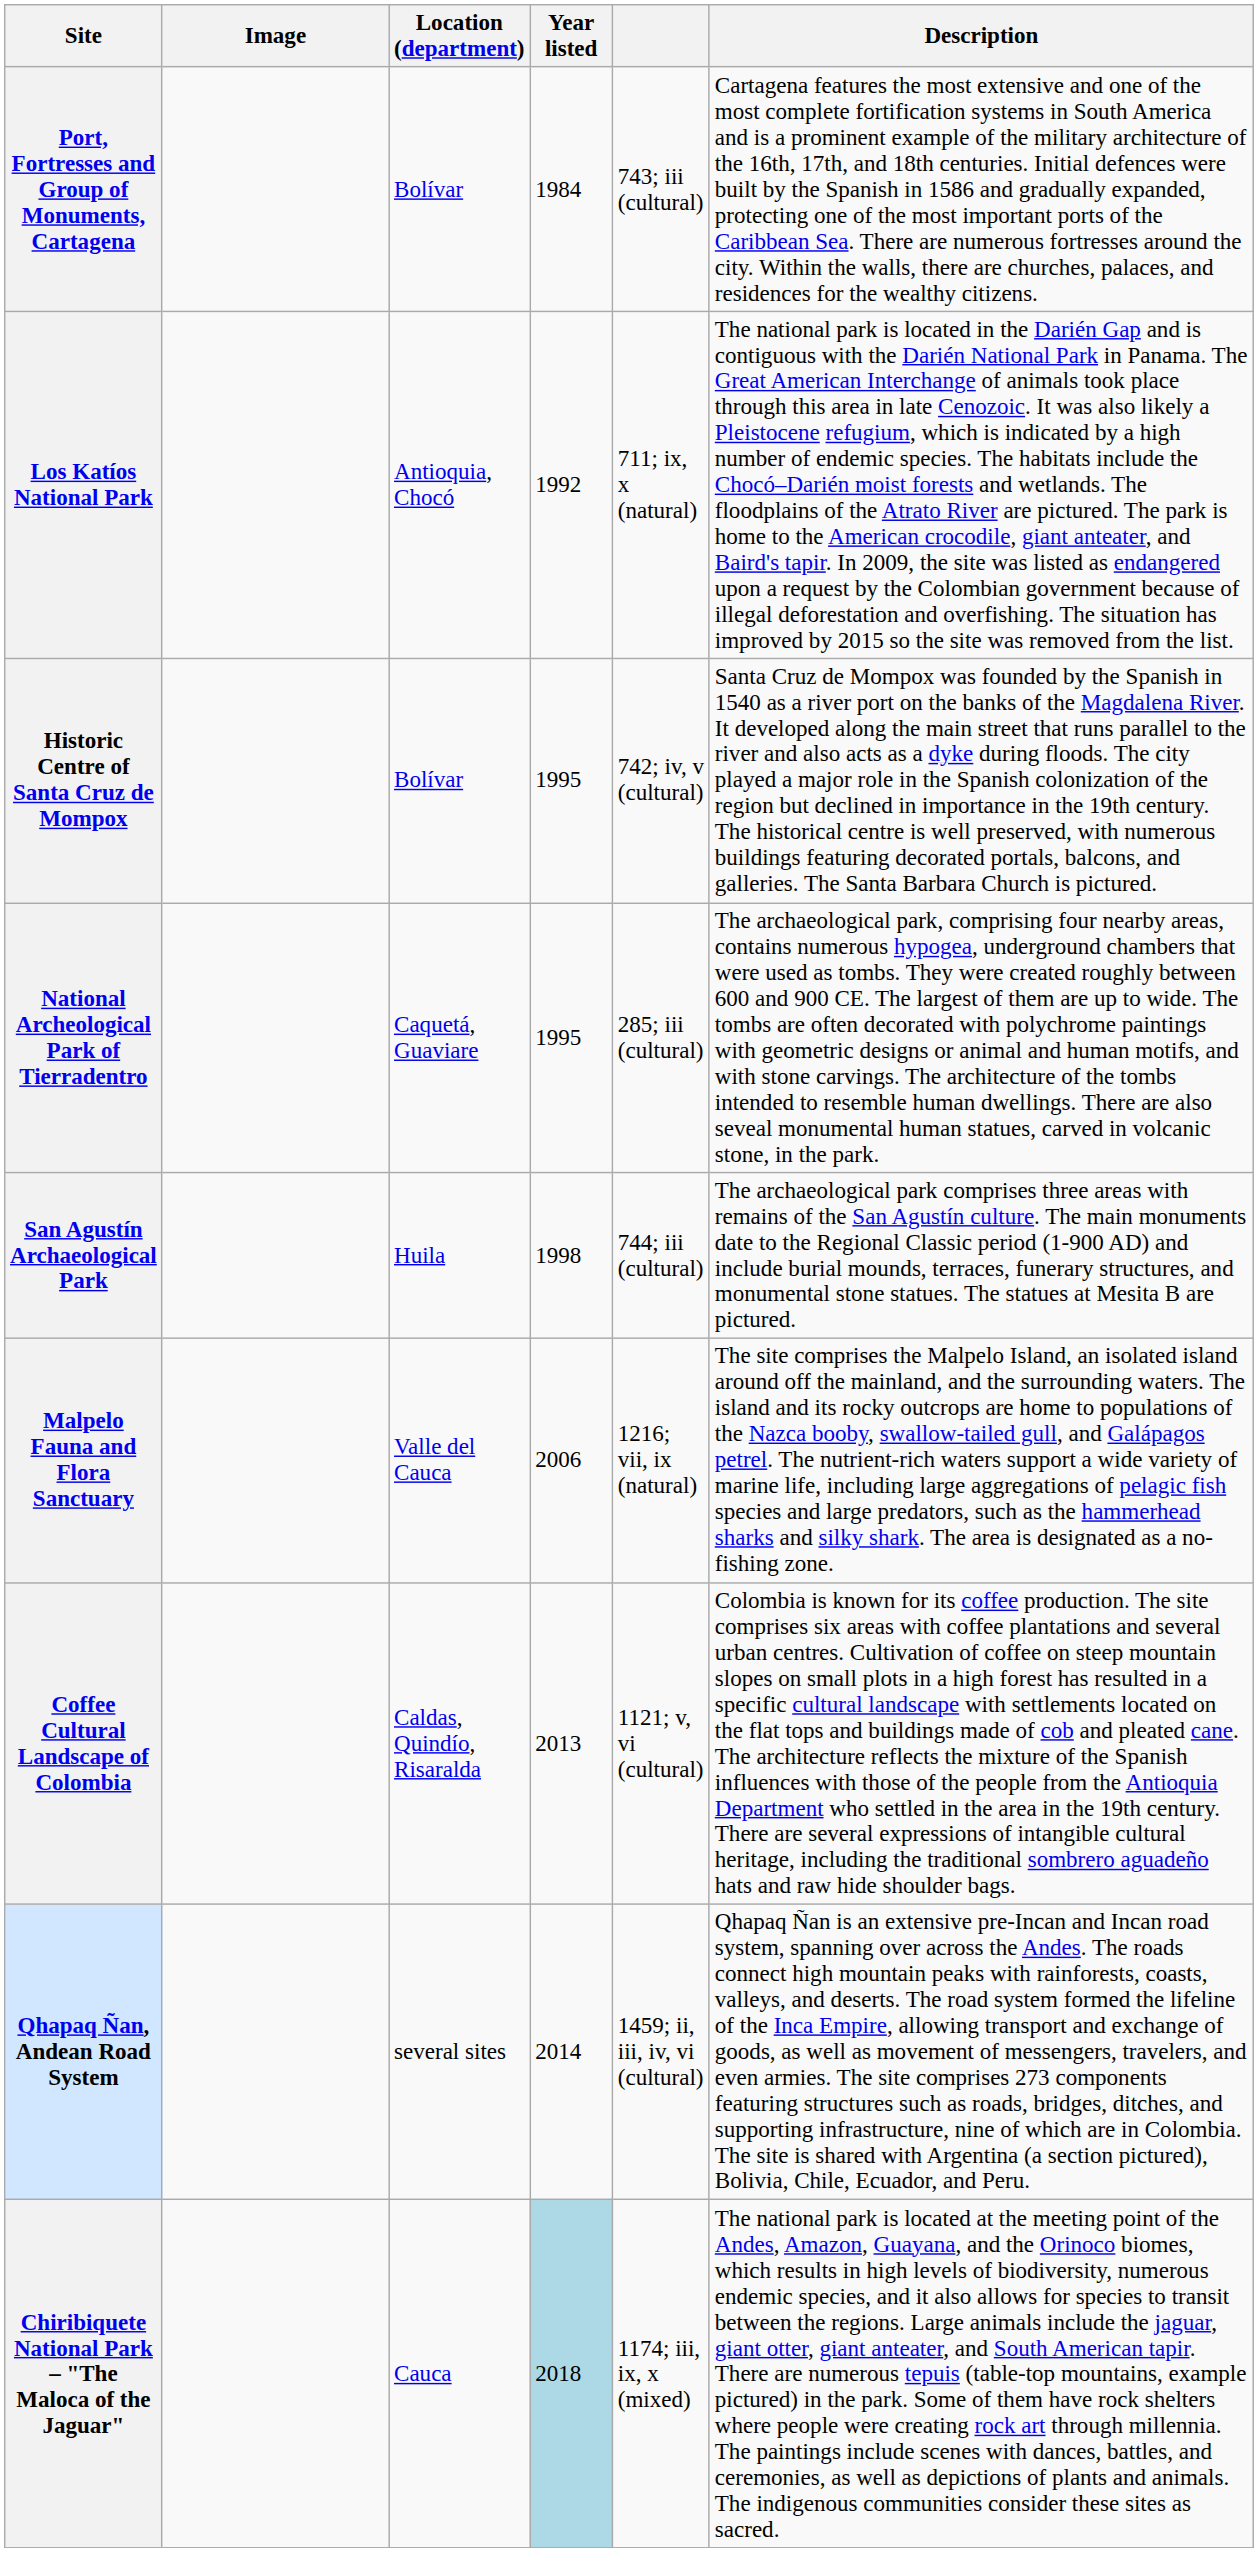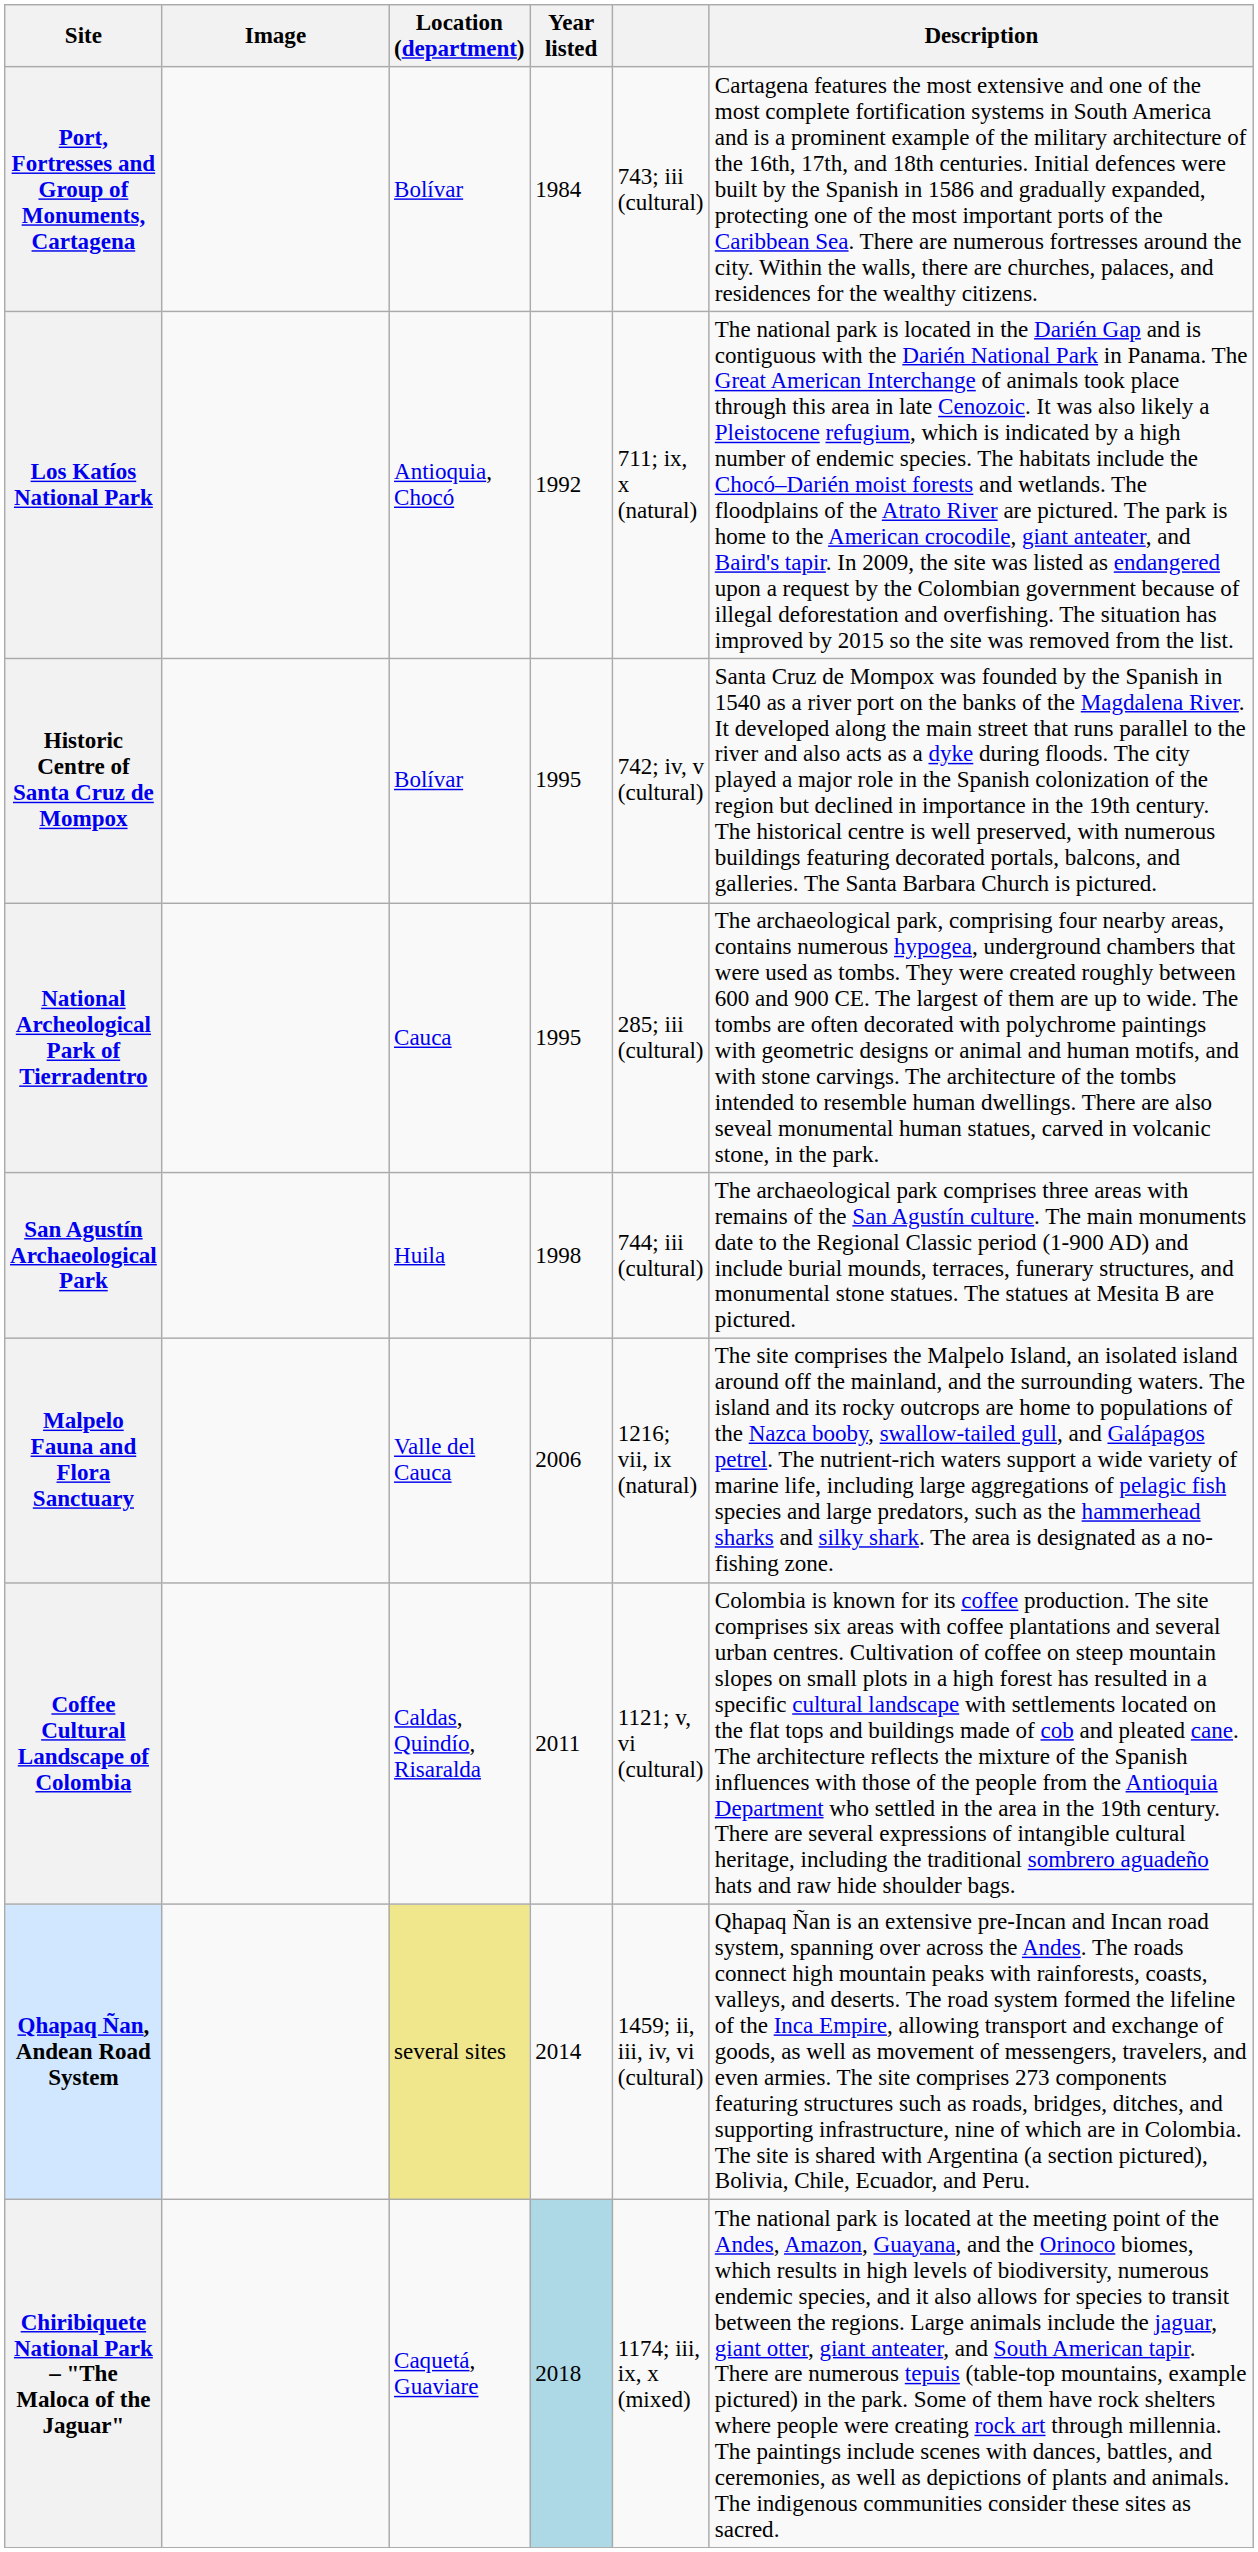(436, 1037) Caquetá, Guaviare -> (423, 1037) Cauca
(558, 1743) 2013 -> (558, 1743) 2011
(450, 2051) no background -> (450, 2051) khaki background
(423, 2373) Cauca -> (436, 2373) Caquetá, Guaviare
